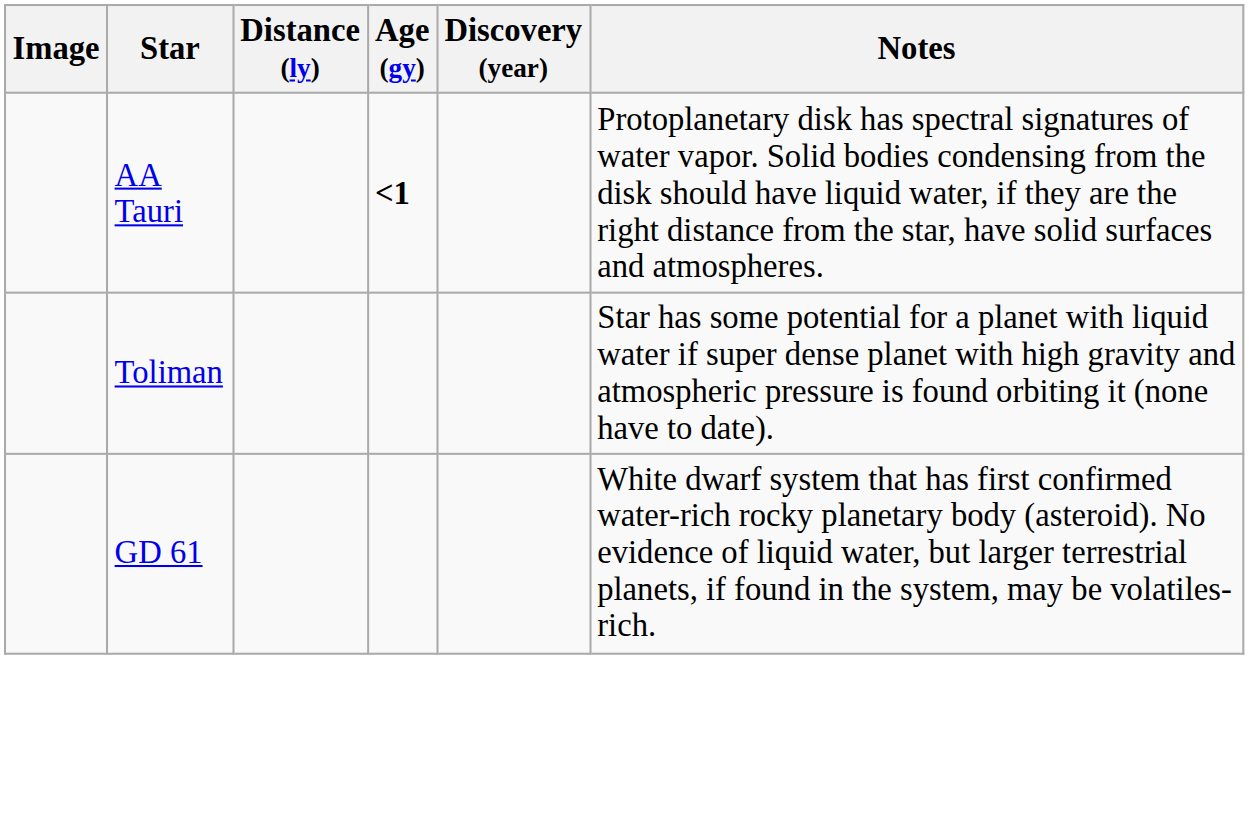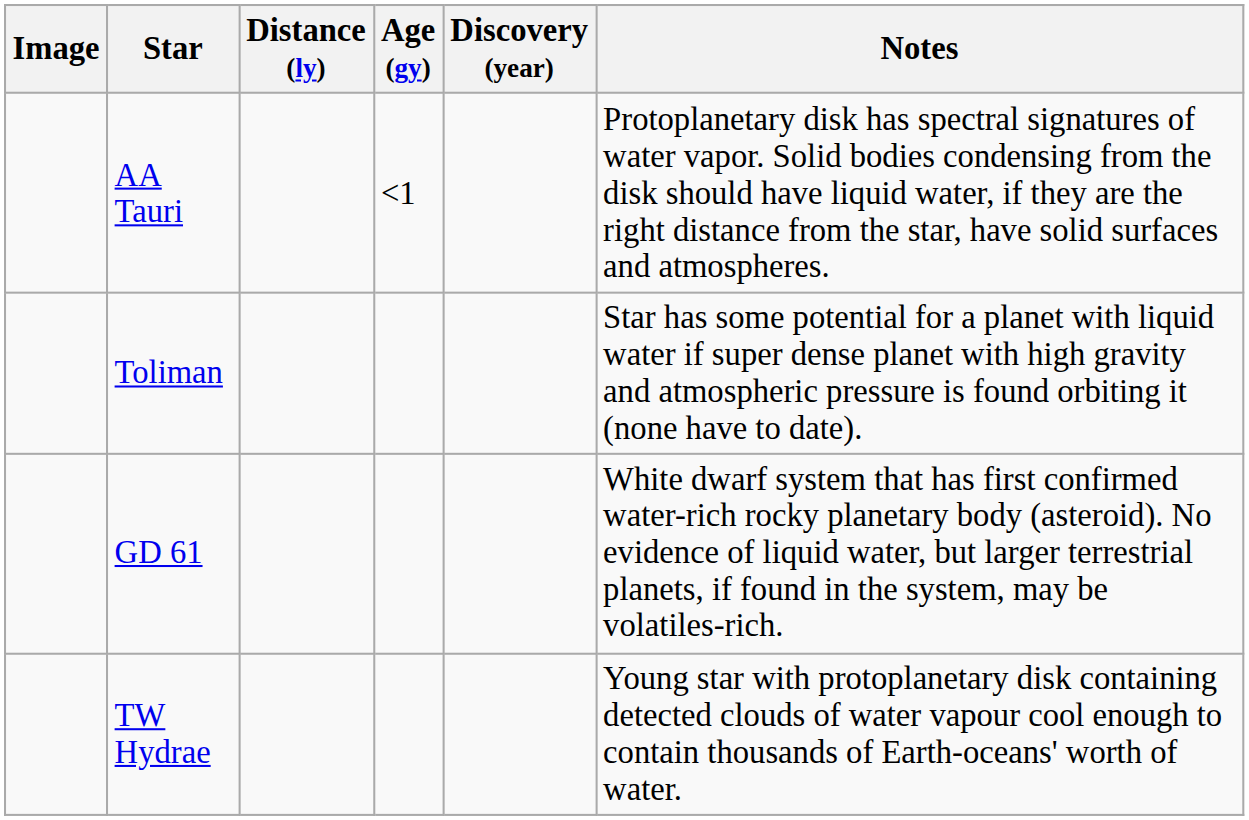(392, 192) bold -> (398, 192) normal
+ row: (163, 733)
